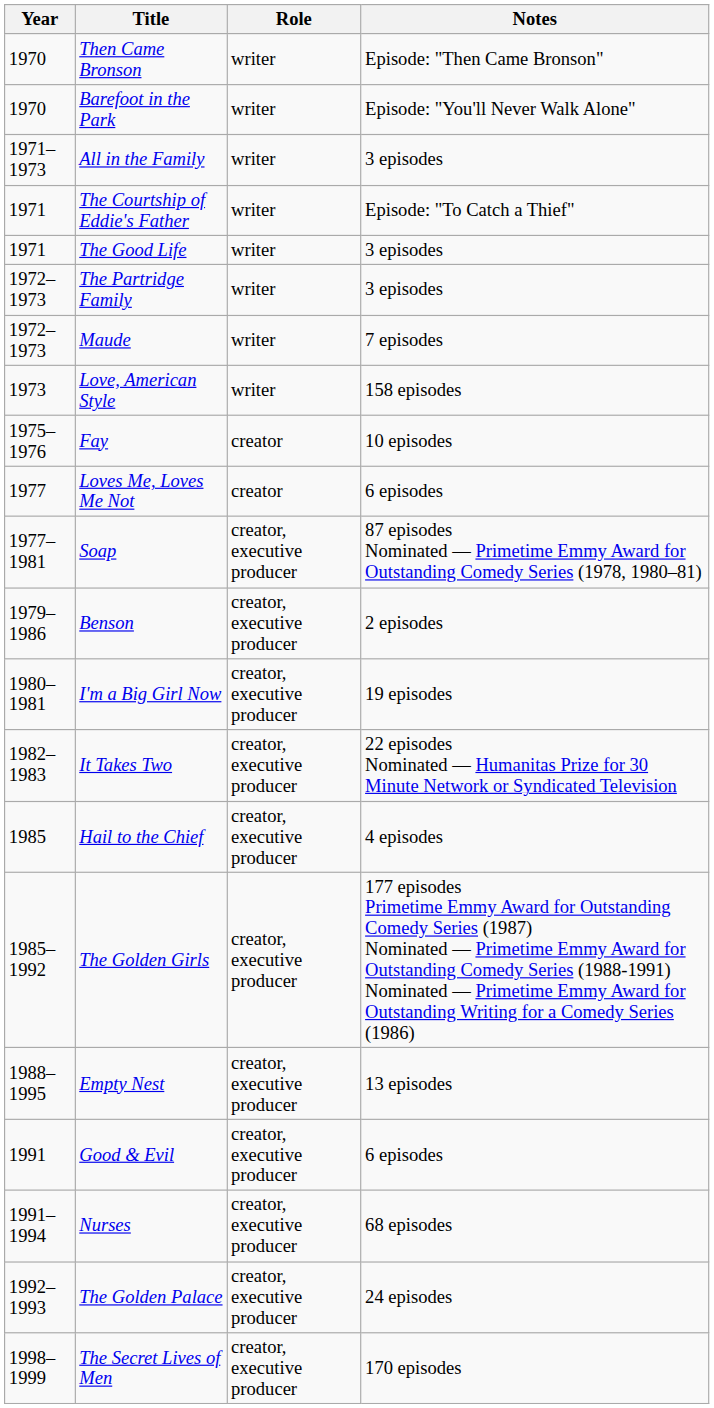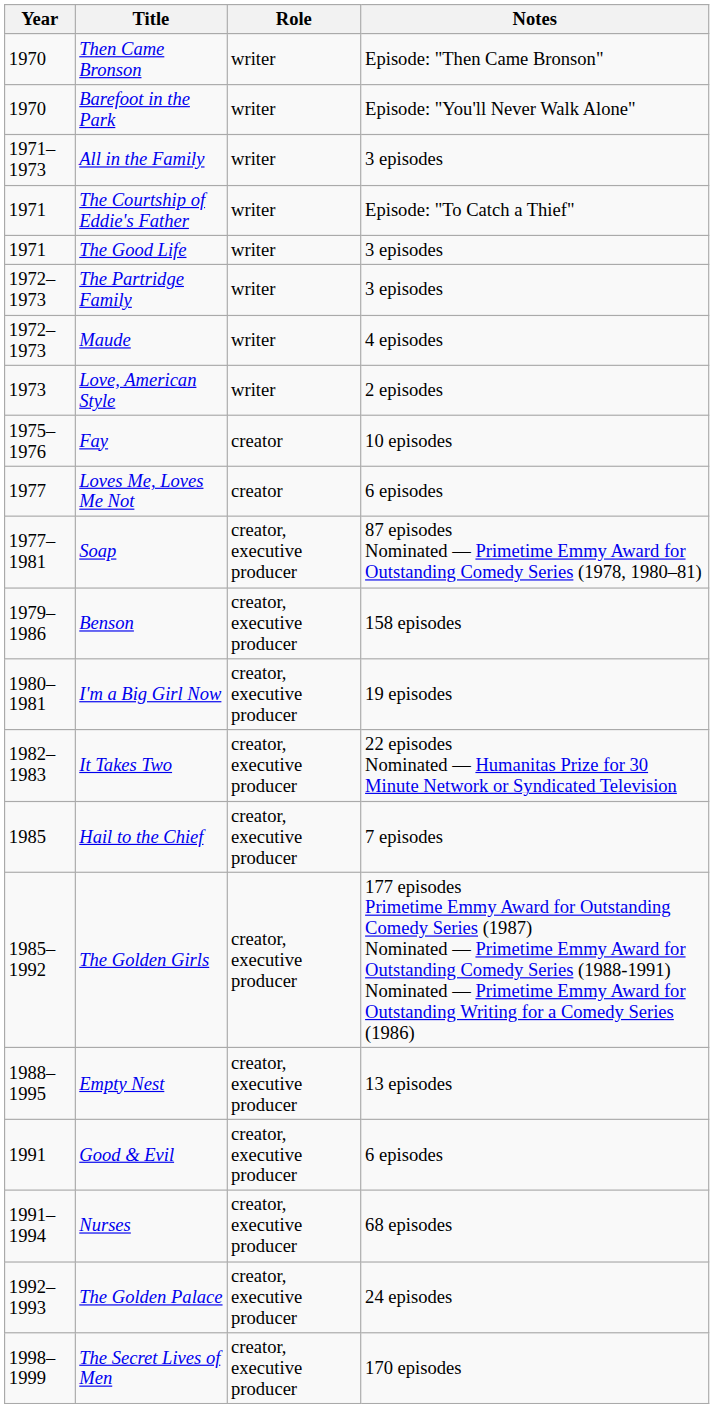(404, 340) 7 episodes -> (404, 340) 4 episodes
(413, 390) 158 episodes -> (404, 390) 2 episodes
(404, 622) 2 episodes -> (413, 622) 158 episodes
(404, 836) 4 episodes -> (404, 836) 7 episodes
